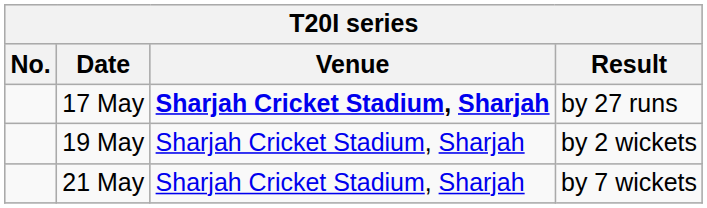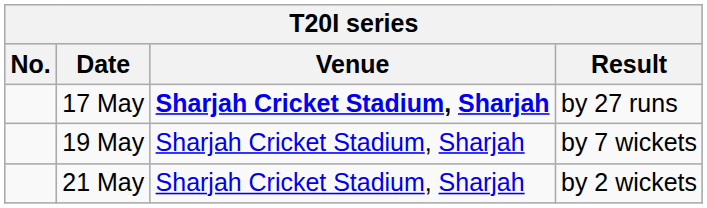(629, 143) by 2 wickets -> (629, 143) by 7 wickets
(629, 182) by 7 wickets -> (629, 182) by 2 wickets
